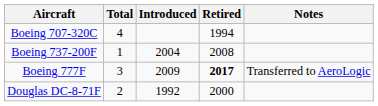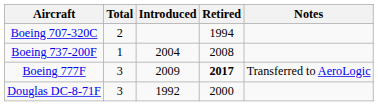(120, 33) 4 -> (120, 33) 2
(120, 91) 2 -> (120, 91) 3
